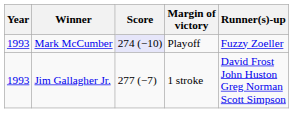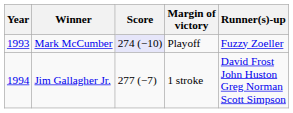(18, 80) 1993 -> (18, 80) 1994
